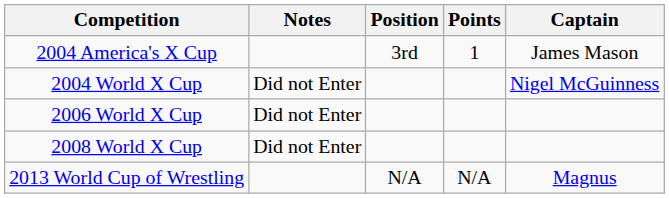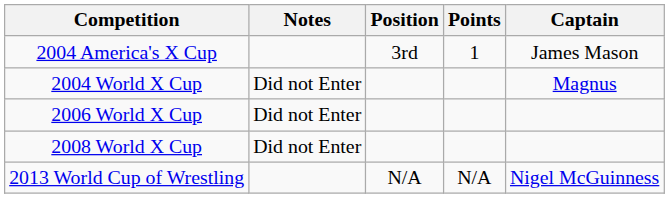(585, 83) Nigel McGuinness -> (585, 83) Magnus
(585, 177) Magnus -> (585, 177) Nigel McGuinness
